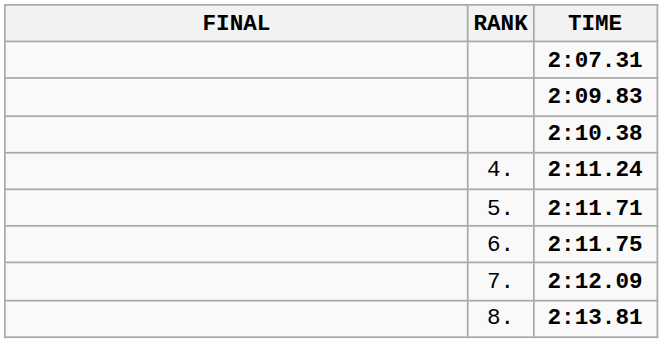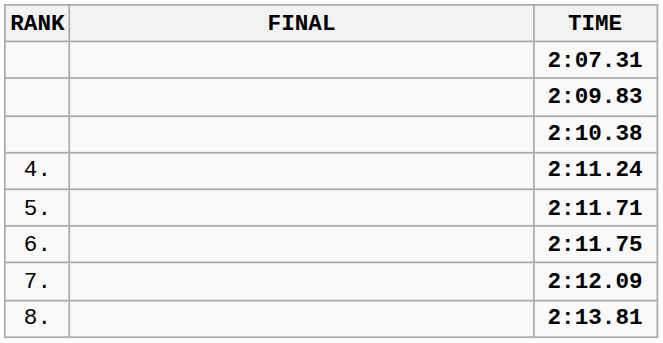columns swapped: (501, 23) <-> (236, 23)
